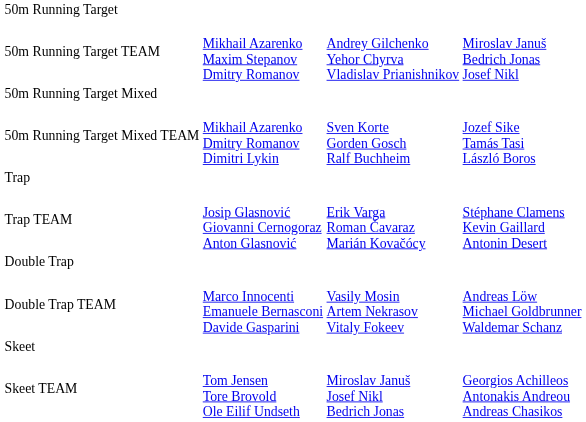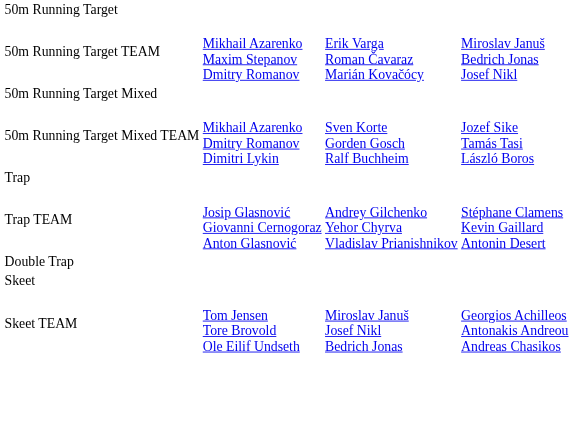(393, 59) Andrey Gilchenko Yehor Chyrva Vladislav Prianishnikov -> (375, 59) Erik Varga Roman Čavaraz Marián Kovačócy
(376, 227) Erik Varga Roman Čavaraz Marián Kovačócy -> (391, 227) Andrey Gilchenko Yehor Chyrva Vladislav Prianishnikov
- row: (60, 304)
